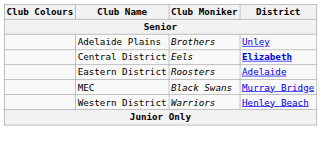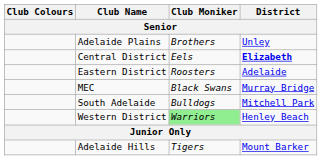+ row: (117, 102)
(193, 102) no background -> (193, 117) lightgreen background
+ row: (117, 147)
